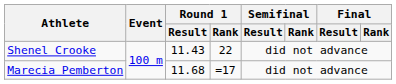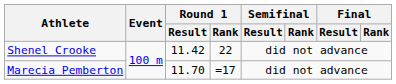(188, 51) 11.43 -> (188, 51) 11.42
(188, 70) 11.68 -> (188, 70) 11.70
